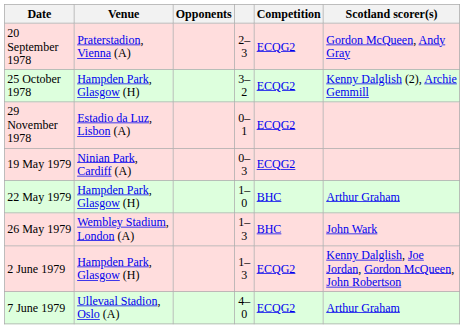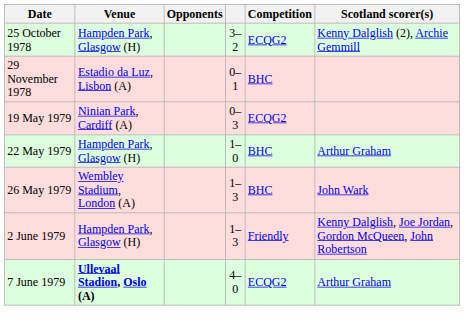- row: (33, 46)
(276, 125) ECQG2 -> (260, 79) BHC
(276, 268) ECQG2 -> (268, 236) Friendly
(119, 308) normal -> (112, 282) bold
